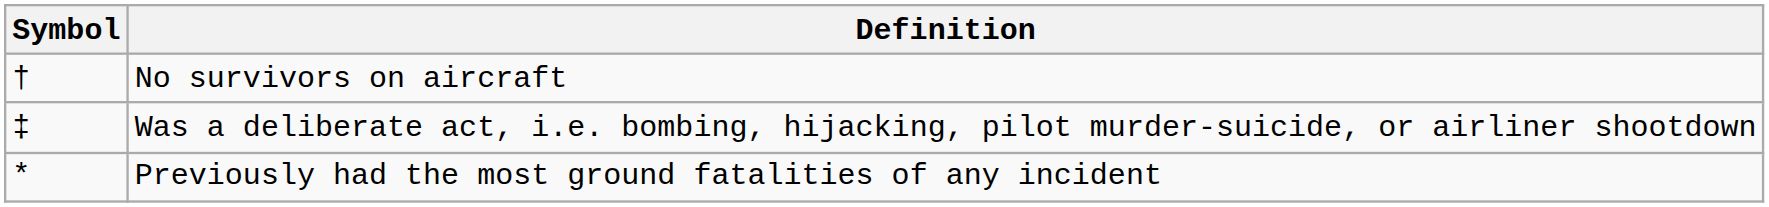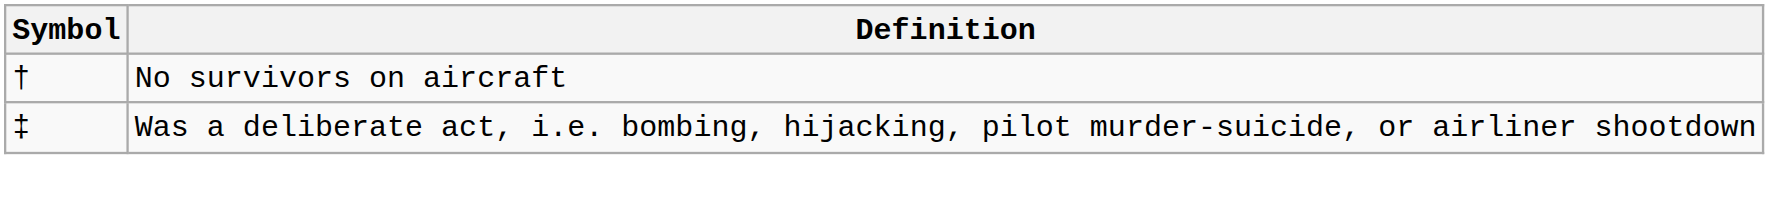- row: (648, 176)
